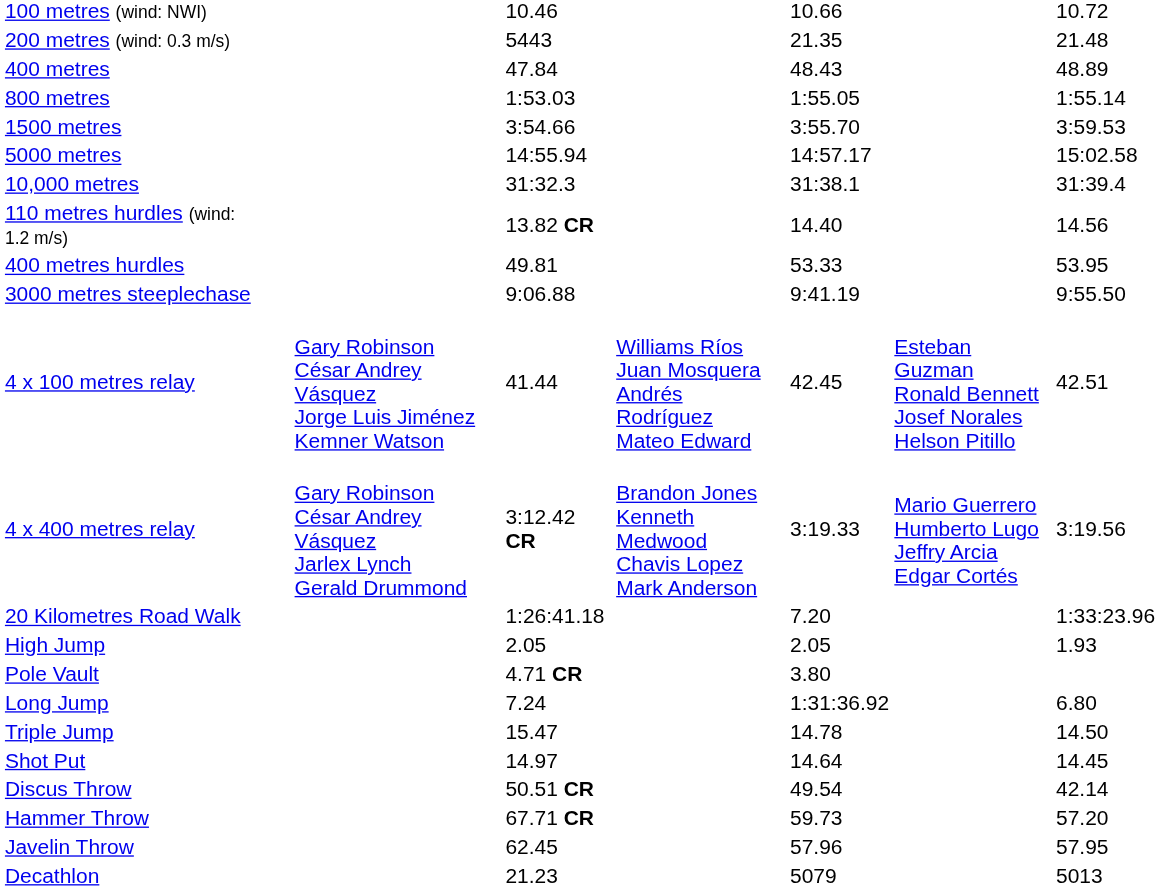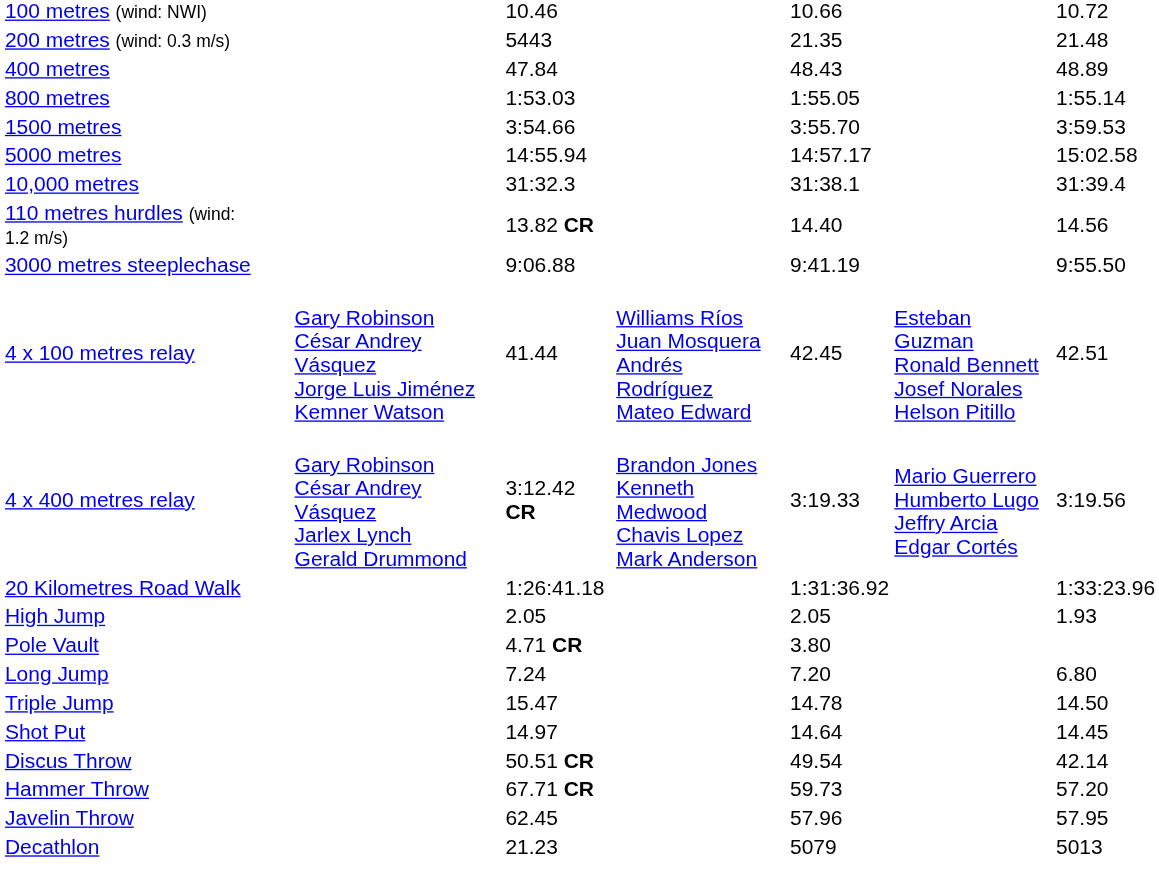- row: (95, 265)
(810, 616) 7.20 -> (840, 587) 1:31:36.92
(840, 703) 1:31:36.92 -> (810, 674) 7.20
